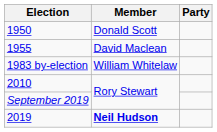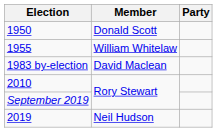(130, 48) David Maclean -> (135, 48) William Whitelaw
(135, 65) William Whitelaw -> (130, 65) David Maclean
(126, 118) bold -> (124, 118) normal
